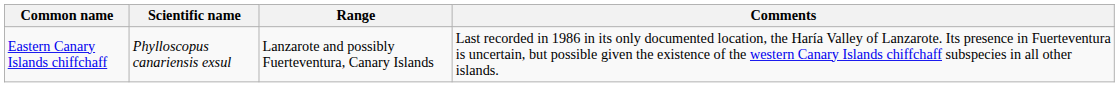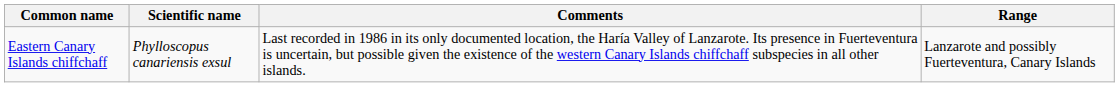columns swapped: (356, 15) <-> (783, 15)
